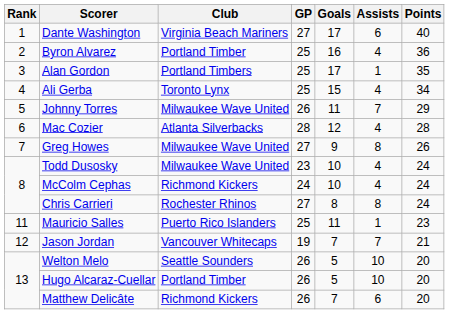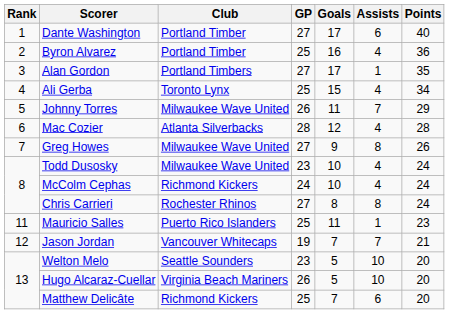(225, 33) Virginia Beach Mariners -> (203, 33) Portland Timber
(303, 71) 25 -> (303, 71) 27
(303, 261) 26 -> (303, 261) 23
(203, 280) Portland Timber -> (225, 280) Virginia Beach Mariners
(303, 299) 26 -> (303, 299) 25
